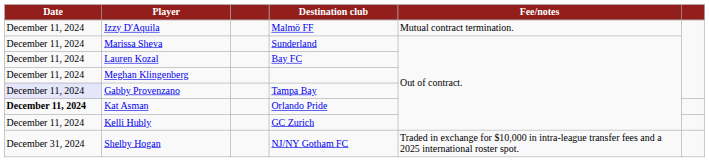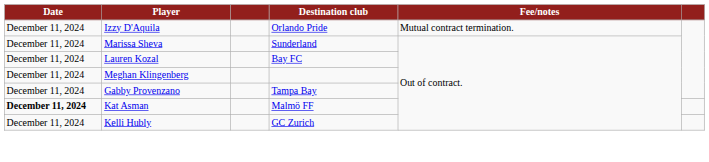(292, 28) Malmö FF -> (299, 28) Orlando Pride
(45, 91) lavender background -> (45, 91) no background
(299, 106) Orlando Pride -> (292, 106) Malmö FF
- row: (132, 143)
